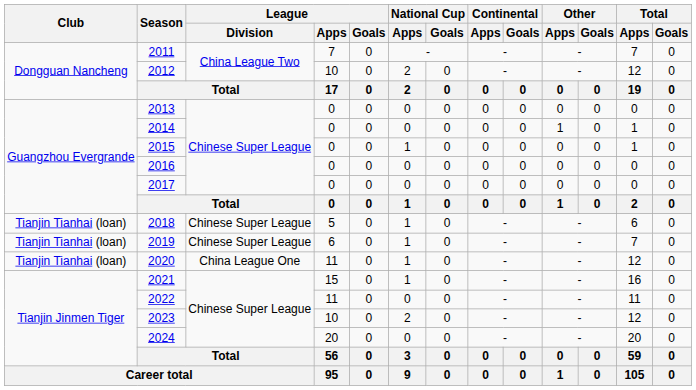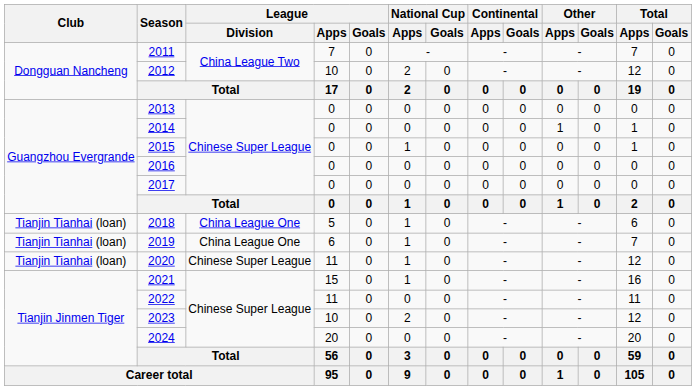(250, 223) Chinese Super League -> (250, 223) China League One
(250, 242) Chinese Super League -> (250, 242) China League One
(250, 261) China League One -> (250, 261) Chinese Super League
